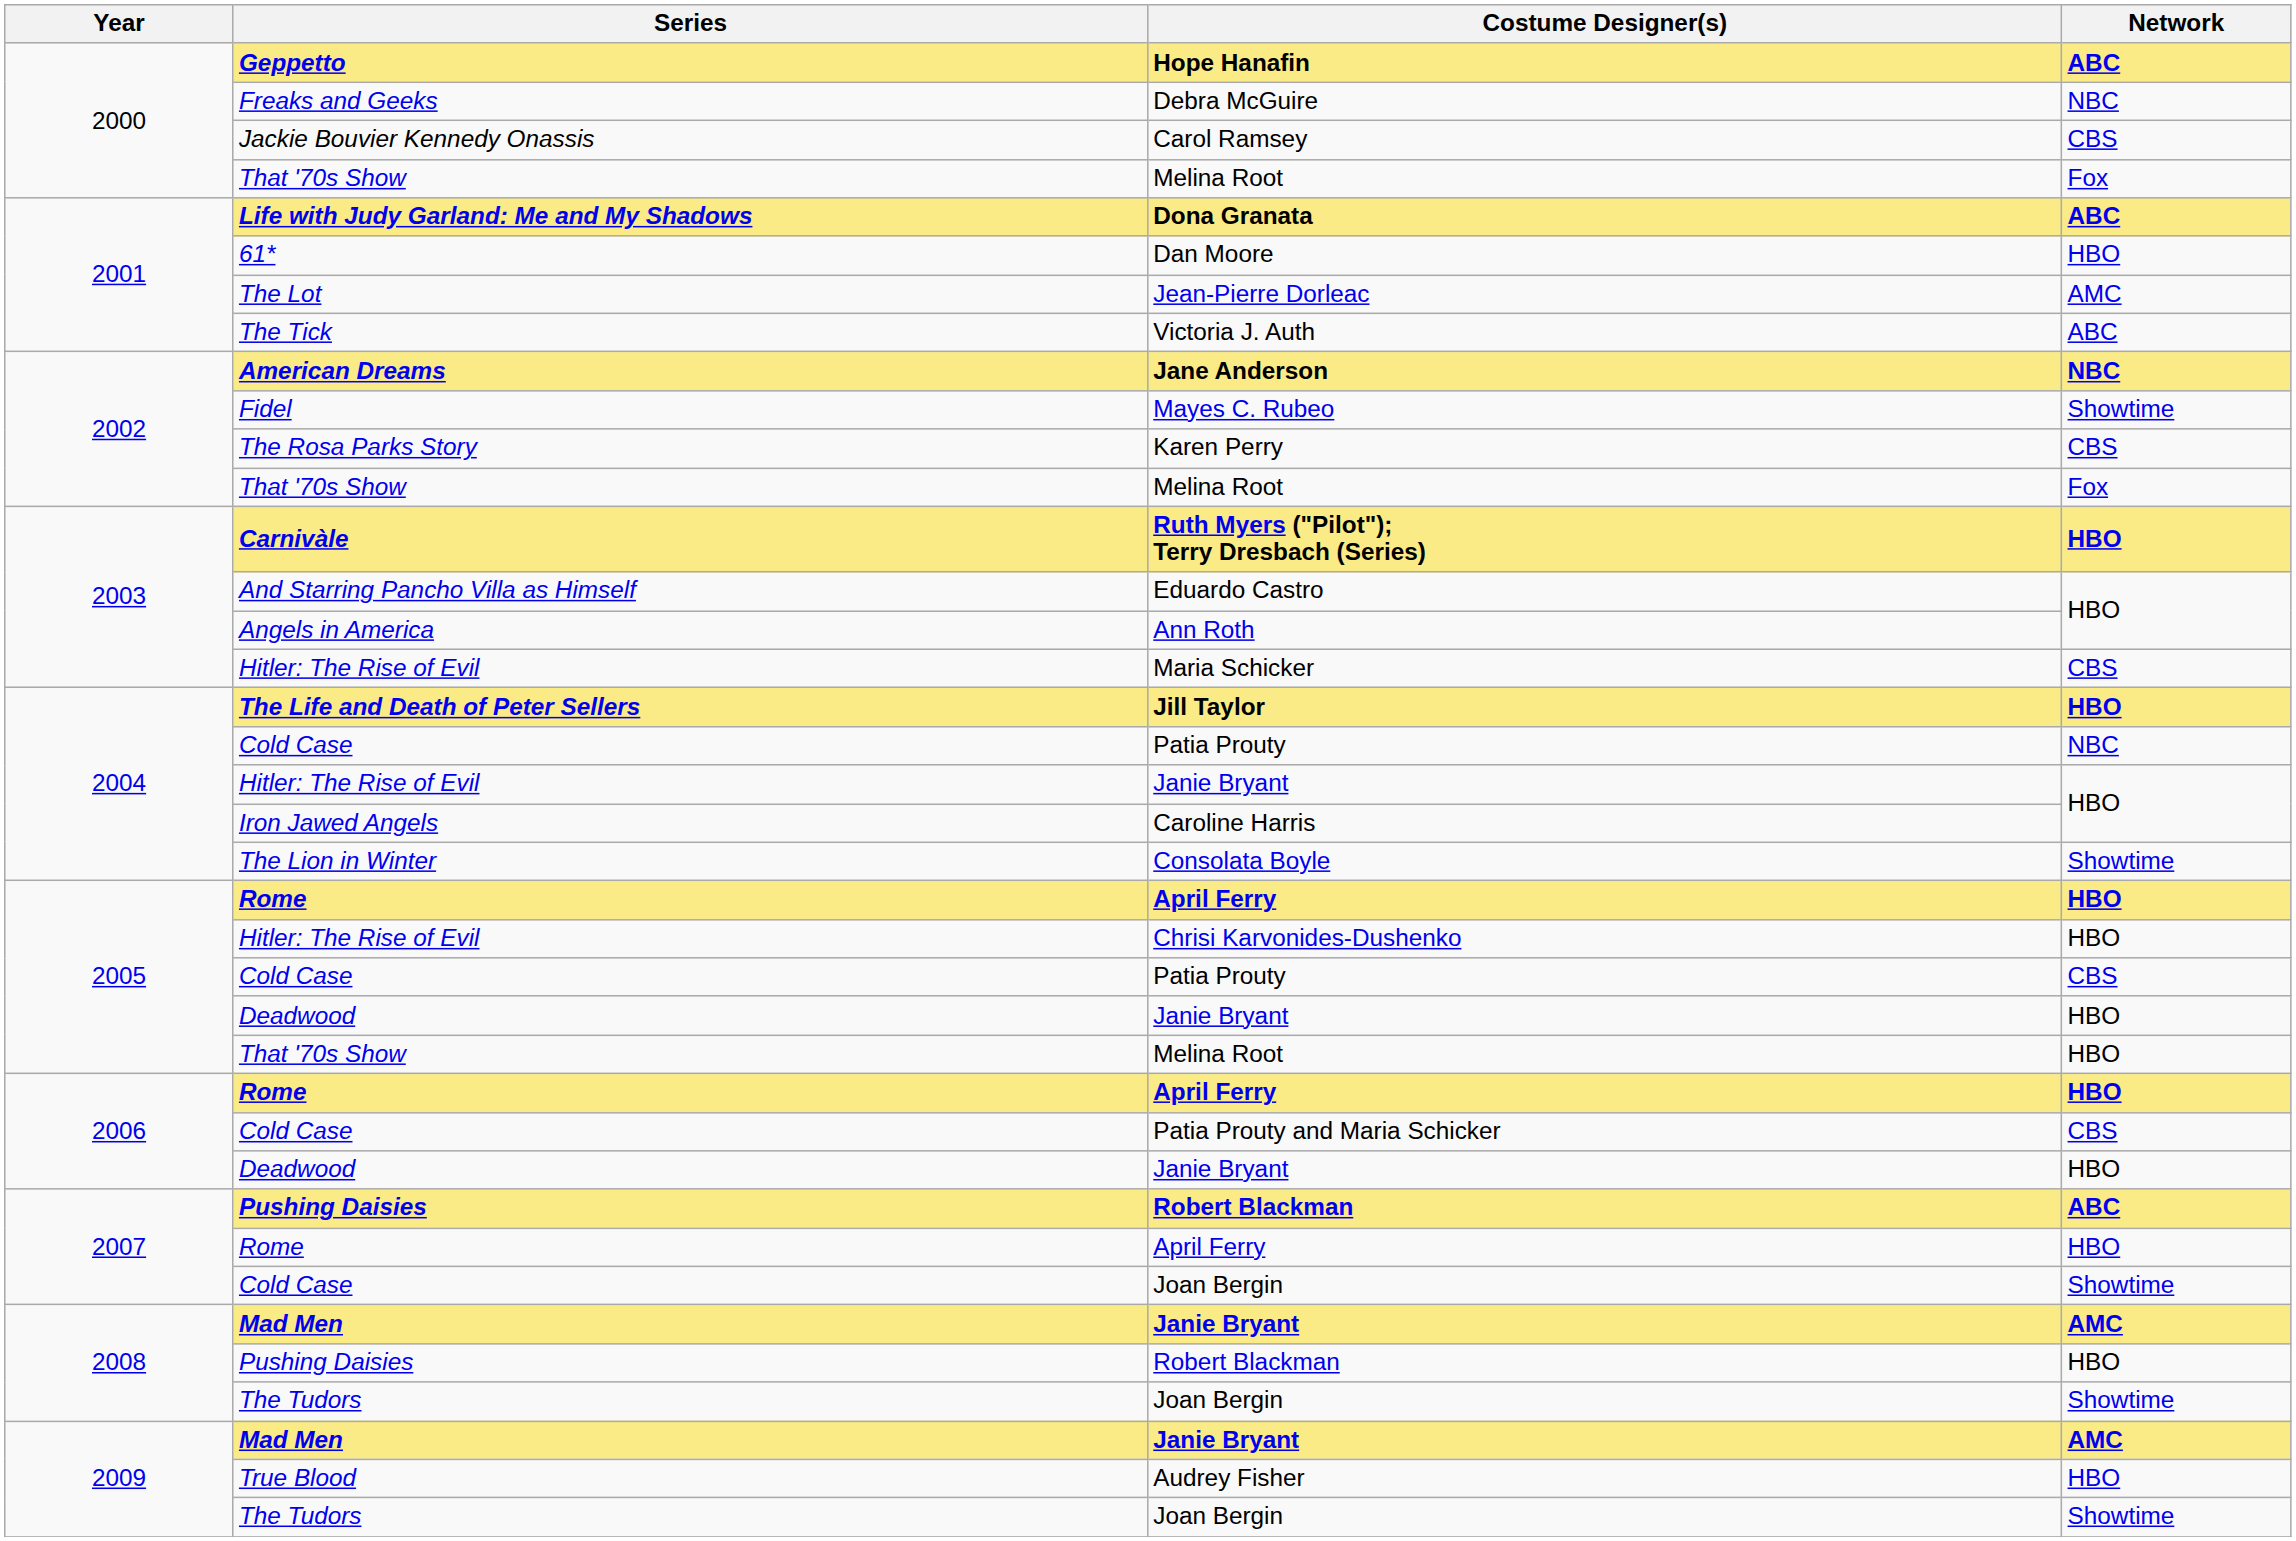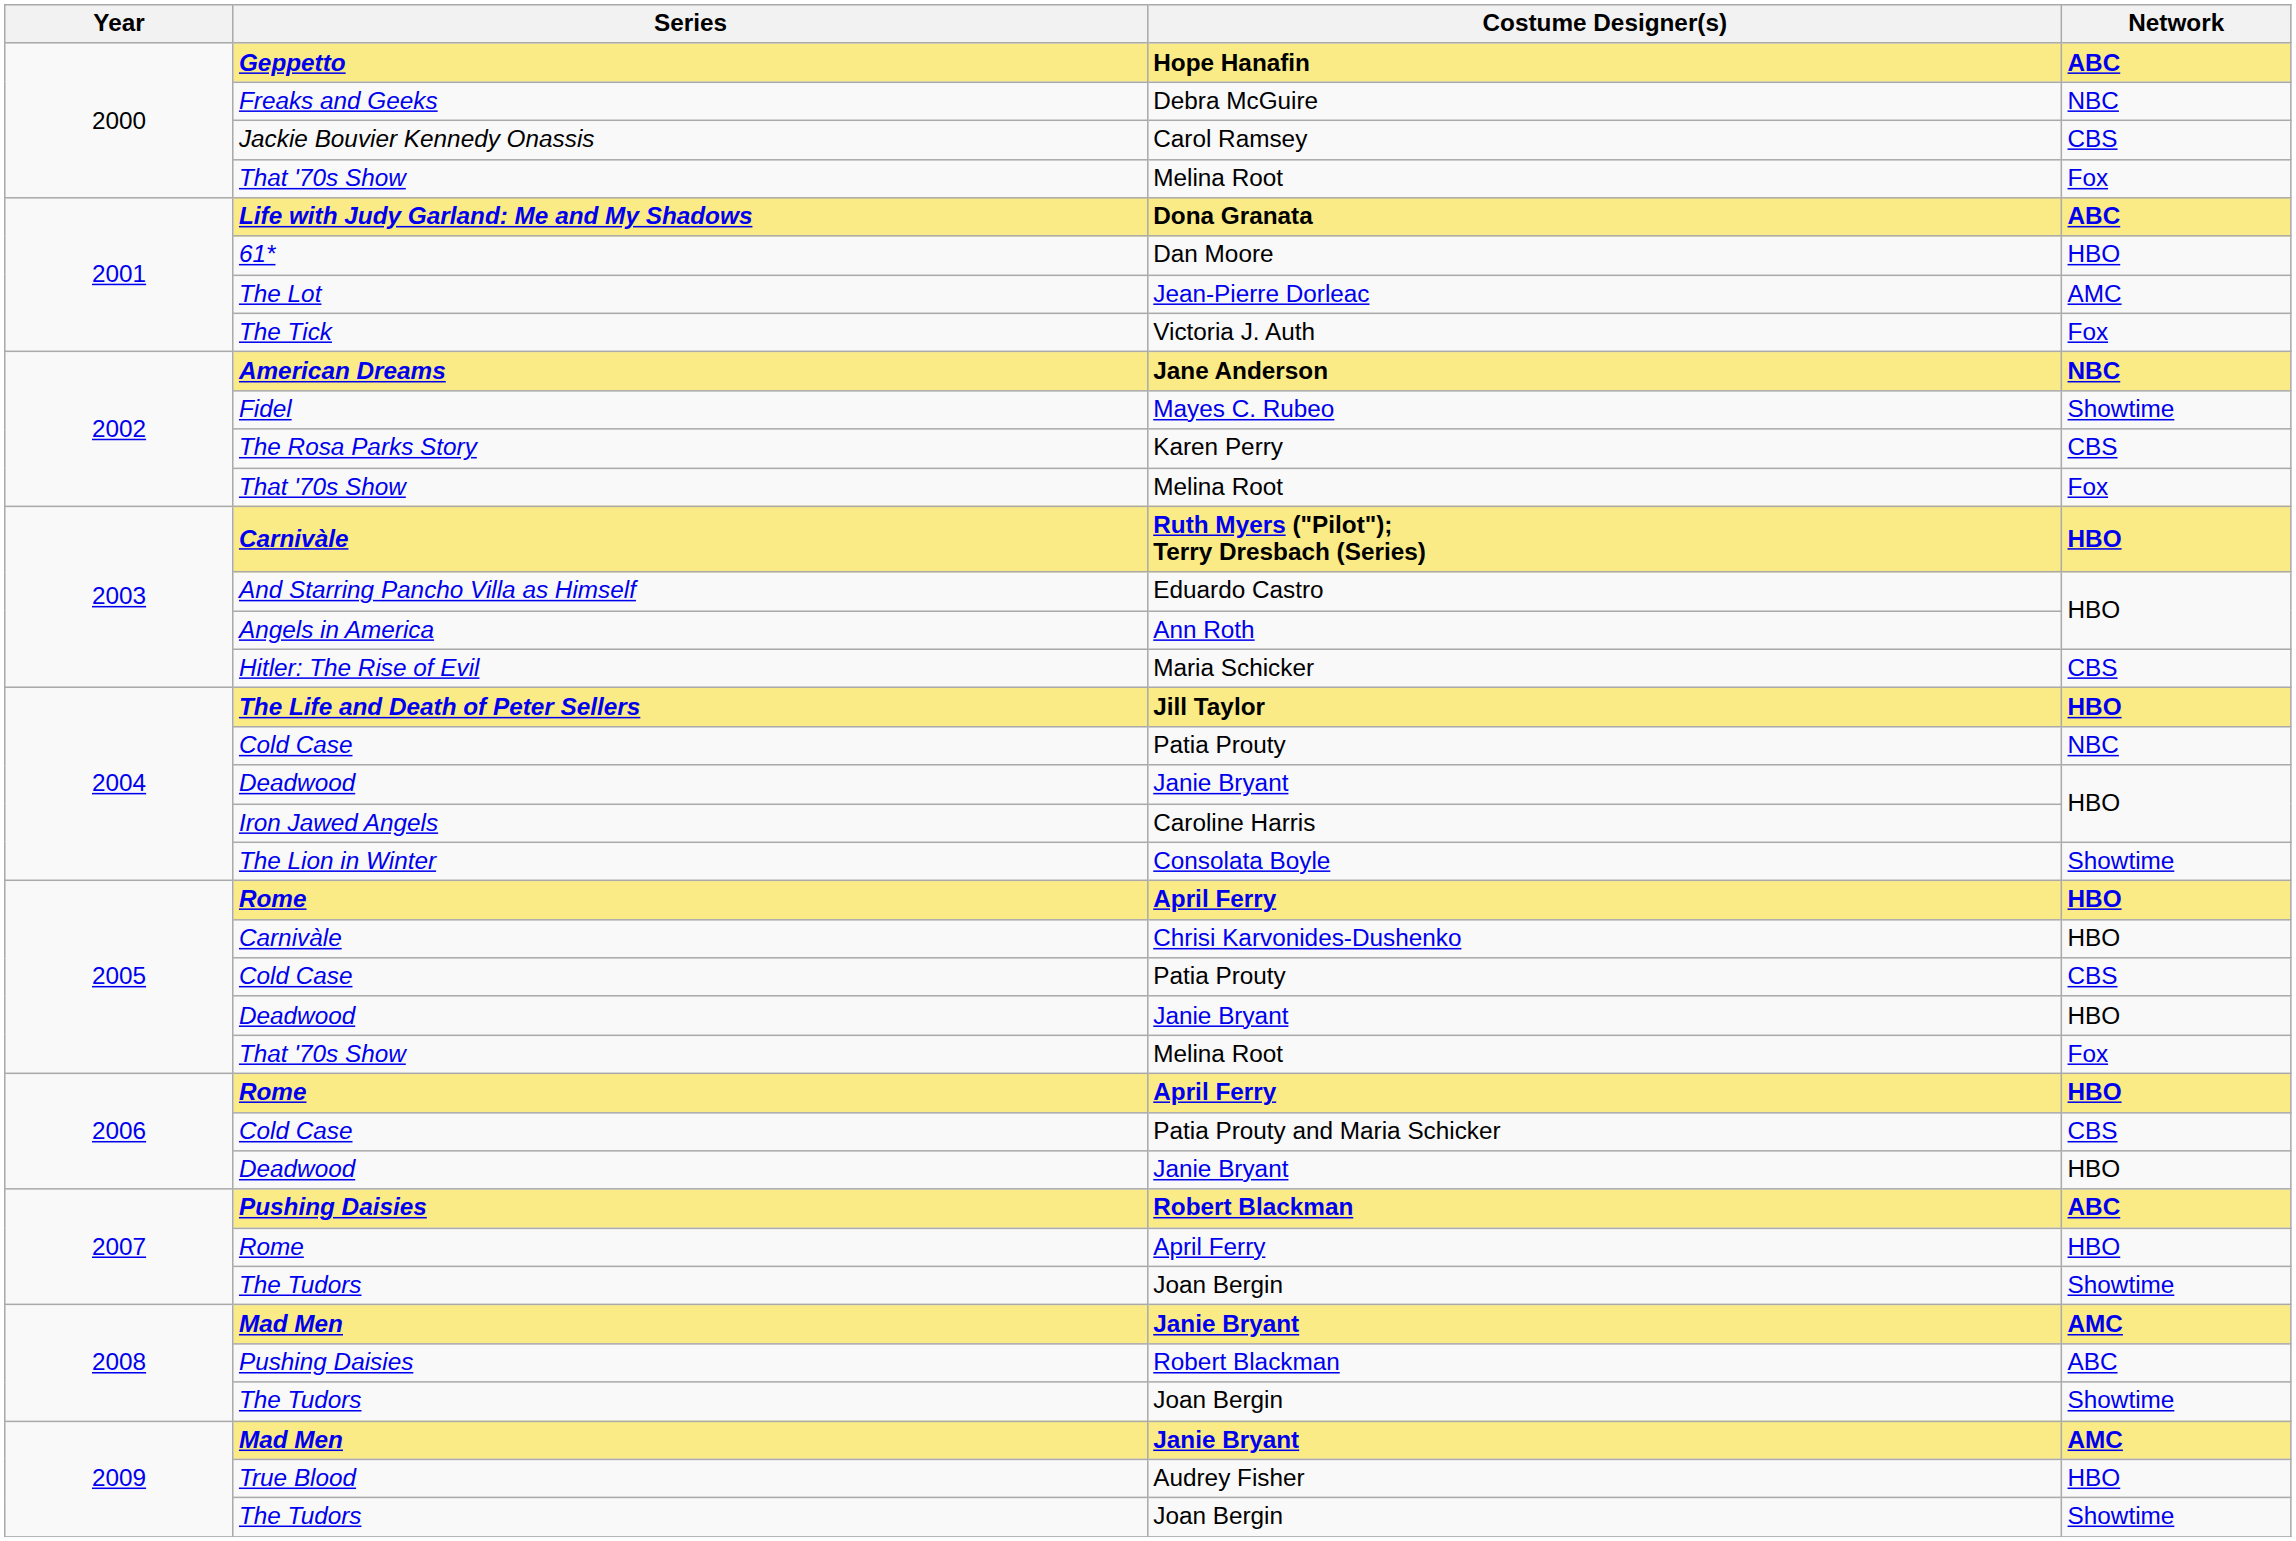(2093, 332) ABC -> (2088, 332) Fox
(359, 783) Hitler: The Rise of Evil -> (297, 783) Deadwood
(359, 938) Hitler: The Rise of Evil -> (290, 938) Carnivàle
(2094, 1053) HBO -> (2088, 1053) Fox
(296, 1285) Cold Case -> (300, 1285) The Tudors
(2094, 1362) HBO -> (2093, 1362) ABC
